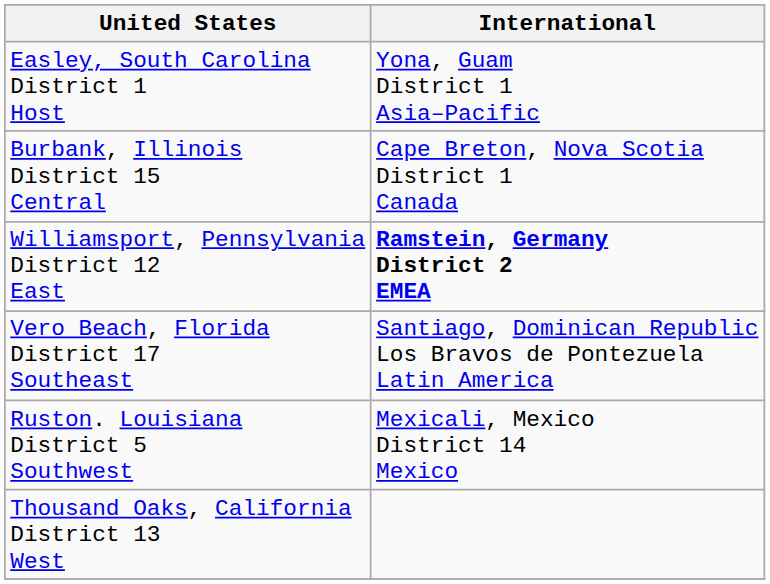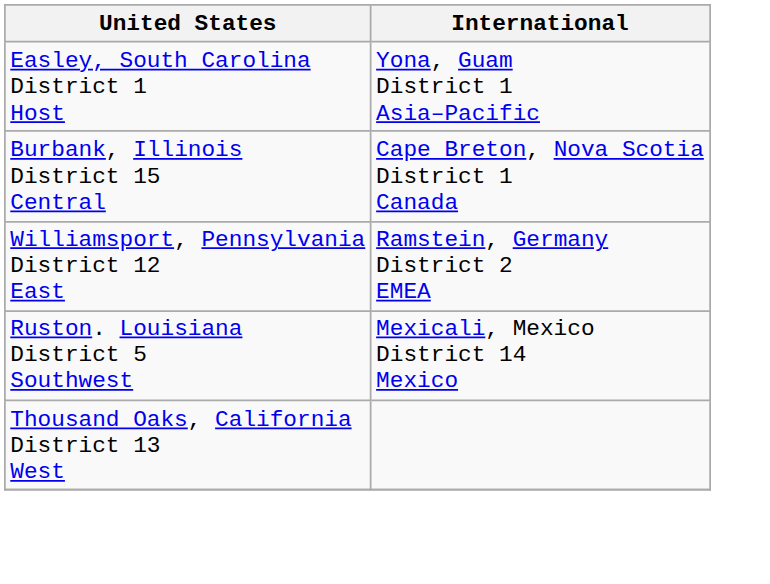(492, 266) bold -> (492, 266) normal
- row: (140, 355)
